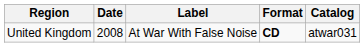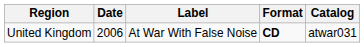(110, 32) 2008 -> (110, 32) 2006
